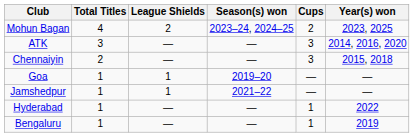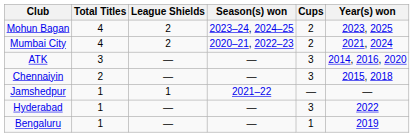+ row: (38, 44)
- row: (38, 76)
(311, 108) 1 -> (311, 108) 3
